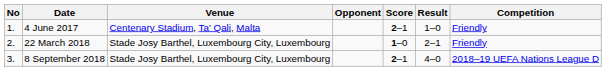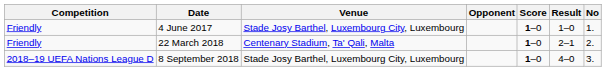columns swapped: (13, 12) <-> (526, 12)
(185, 27) Centenary Stadium, Ta' Qali, Malta -> (354, 27) Stade Josy Barthel, Luxembourg City, Luxembourg
(399, 27) 2–1 -> (533, 27) 1–0
(220, 43) Stade Josy Barthel, Luxembourg City, Luxembourg -> (319, 43) Centenary Stadium, Ta' Qali, Malta
(399, 58) 2–1 -> (533, 58) 1–0
